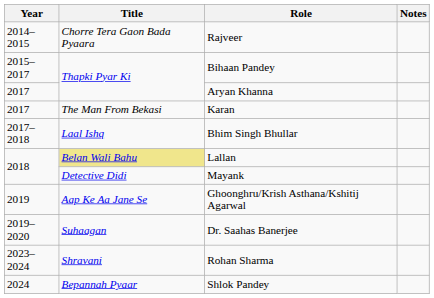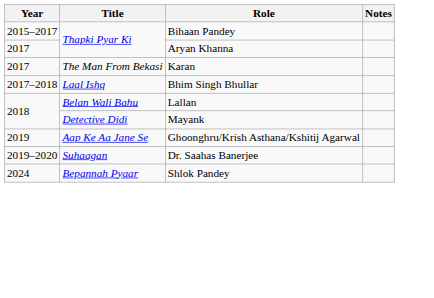- row: (225, 37)
(99, 157) khaki background -> (100, 102) no background
- row: (240, 260)
